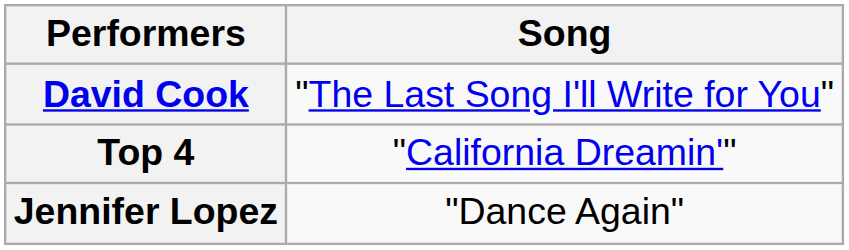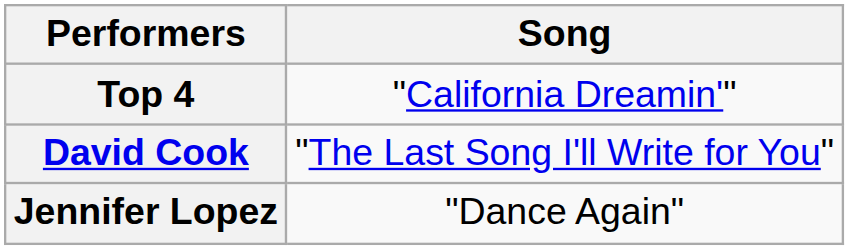rows swapped: (146, 152) <-> (146, 93)
